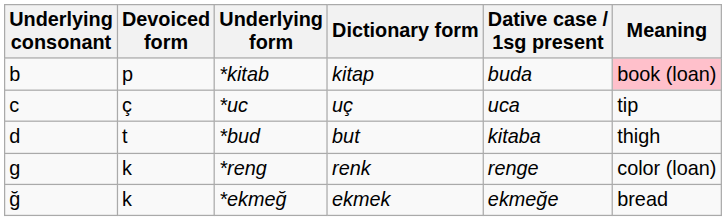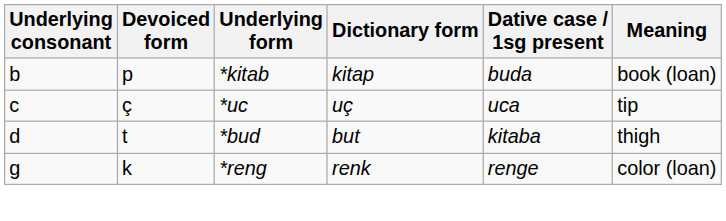(667, 74) pink background -> (667, 74) no background
- row: (253, 199)
